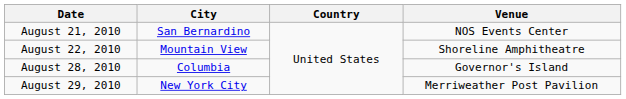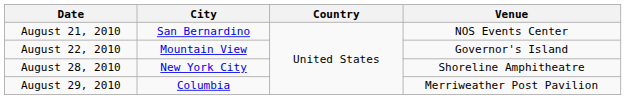(512, 49) Shoreline Amphitheatre -> (512, 49) Governor's Island
(204, 67) Columbia -> (204, 67) New York City
(512, 67) Governor's Island -> (512, 67) Shoreline Amphitheatre
(204, 85) New York City -> (204, 85) Columbia
